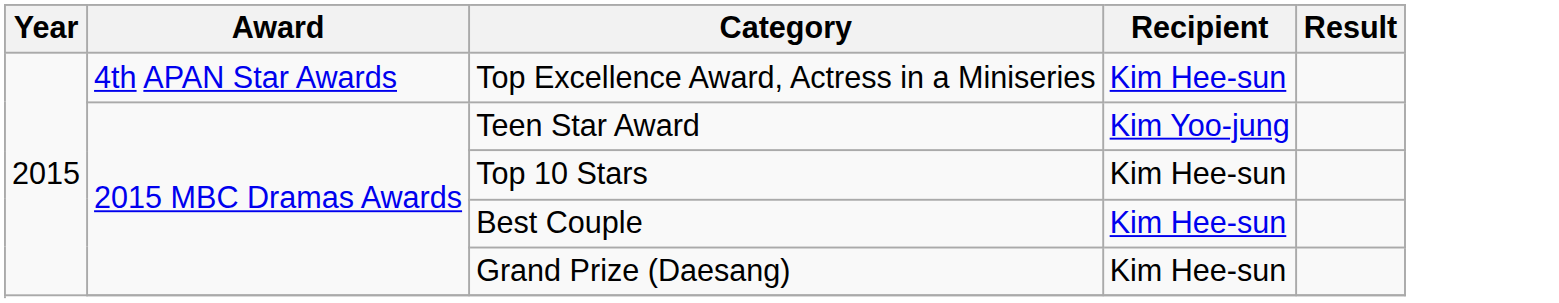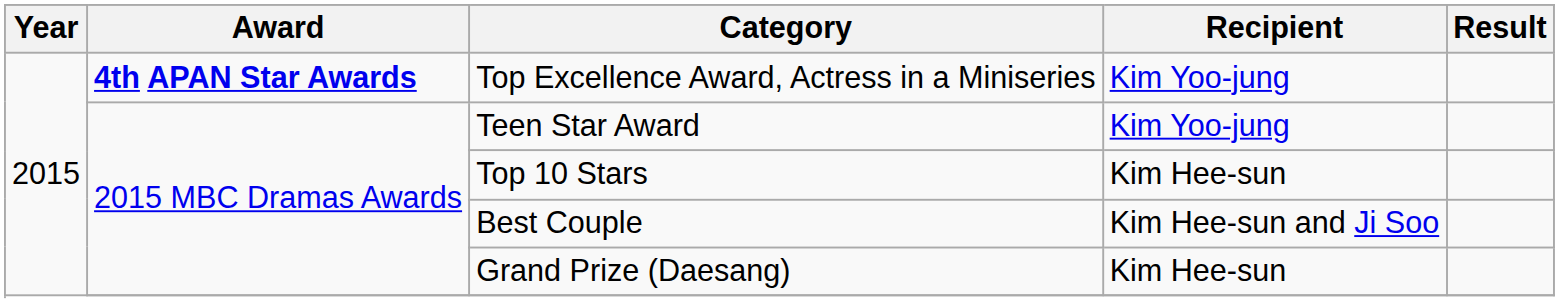(246, 77) normal -> (255, 77) bold
(1198, 77) Kim Hee-sun -> (1200, 77) Kim Yoo-jung
(1198, 222) Kim Hee-sun -> (1274, 222) Kim Hee-sun and Ji Soo
